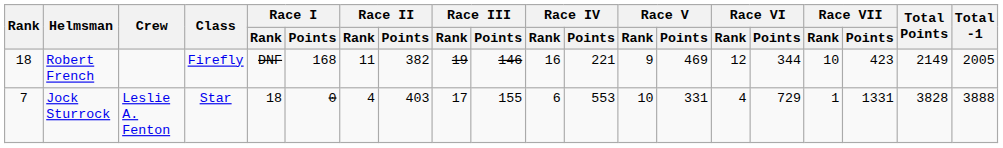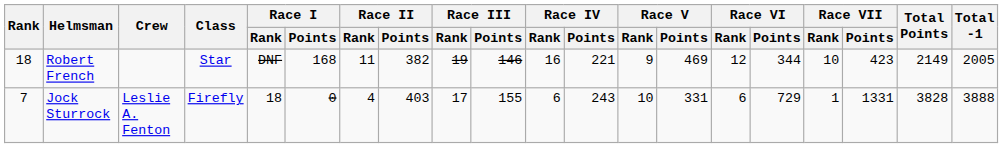(216, 60) Firefly -> (216, 60) Star
(216, 99) Star -> (216, 99) Firefly
(603, 99) 553 -> (603, 99) 243
(742, 99) 4 -> (742, 99) 6
